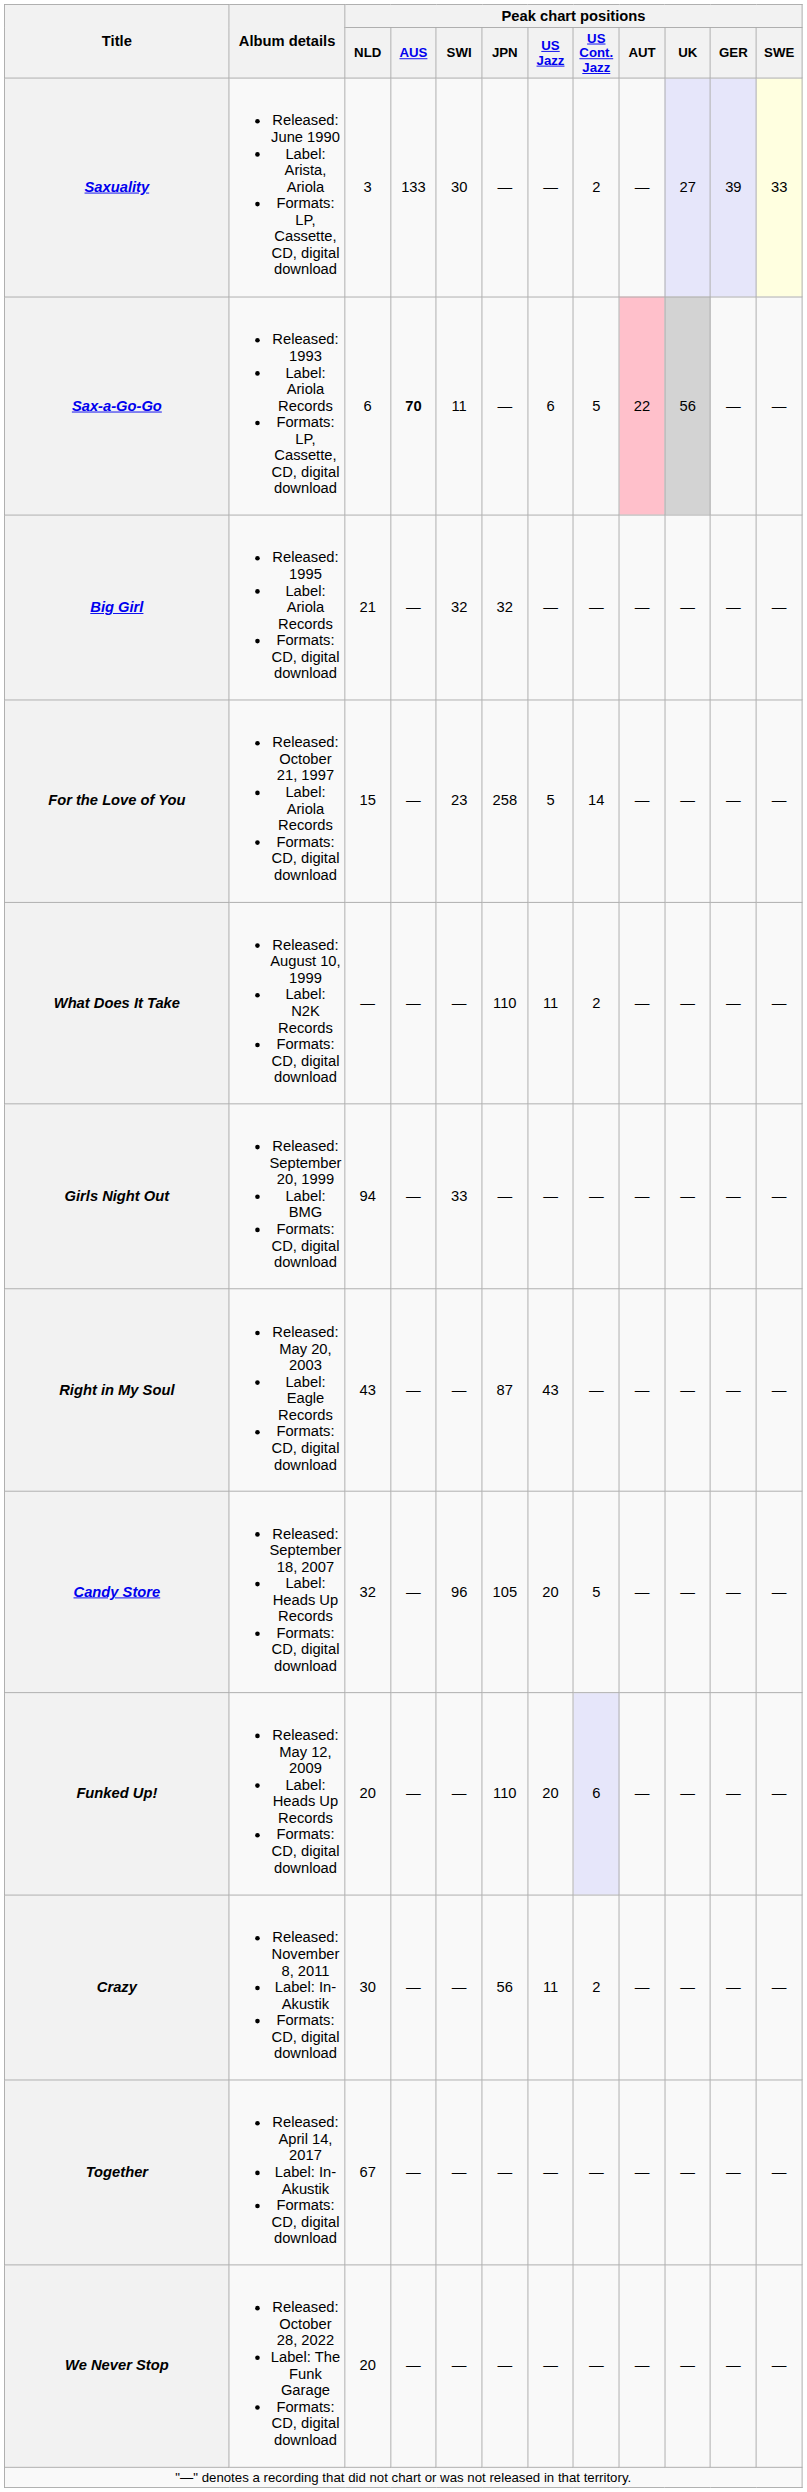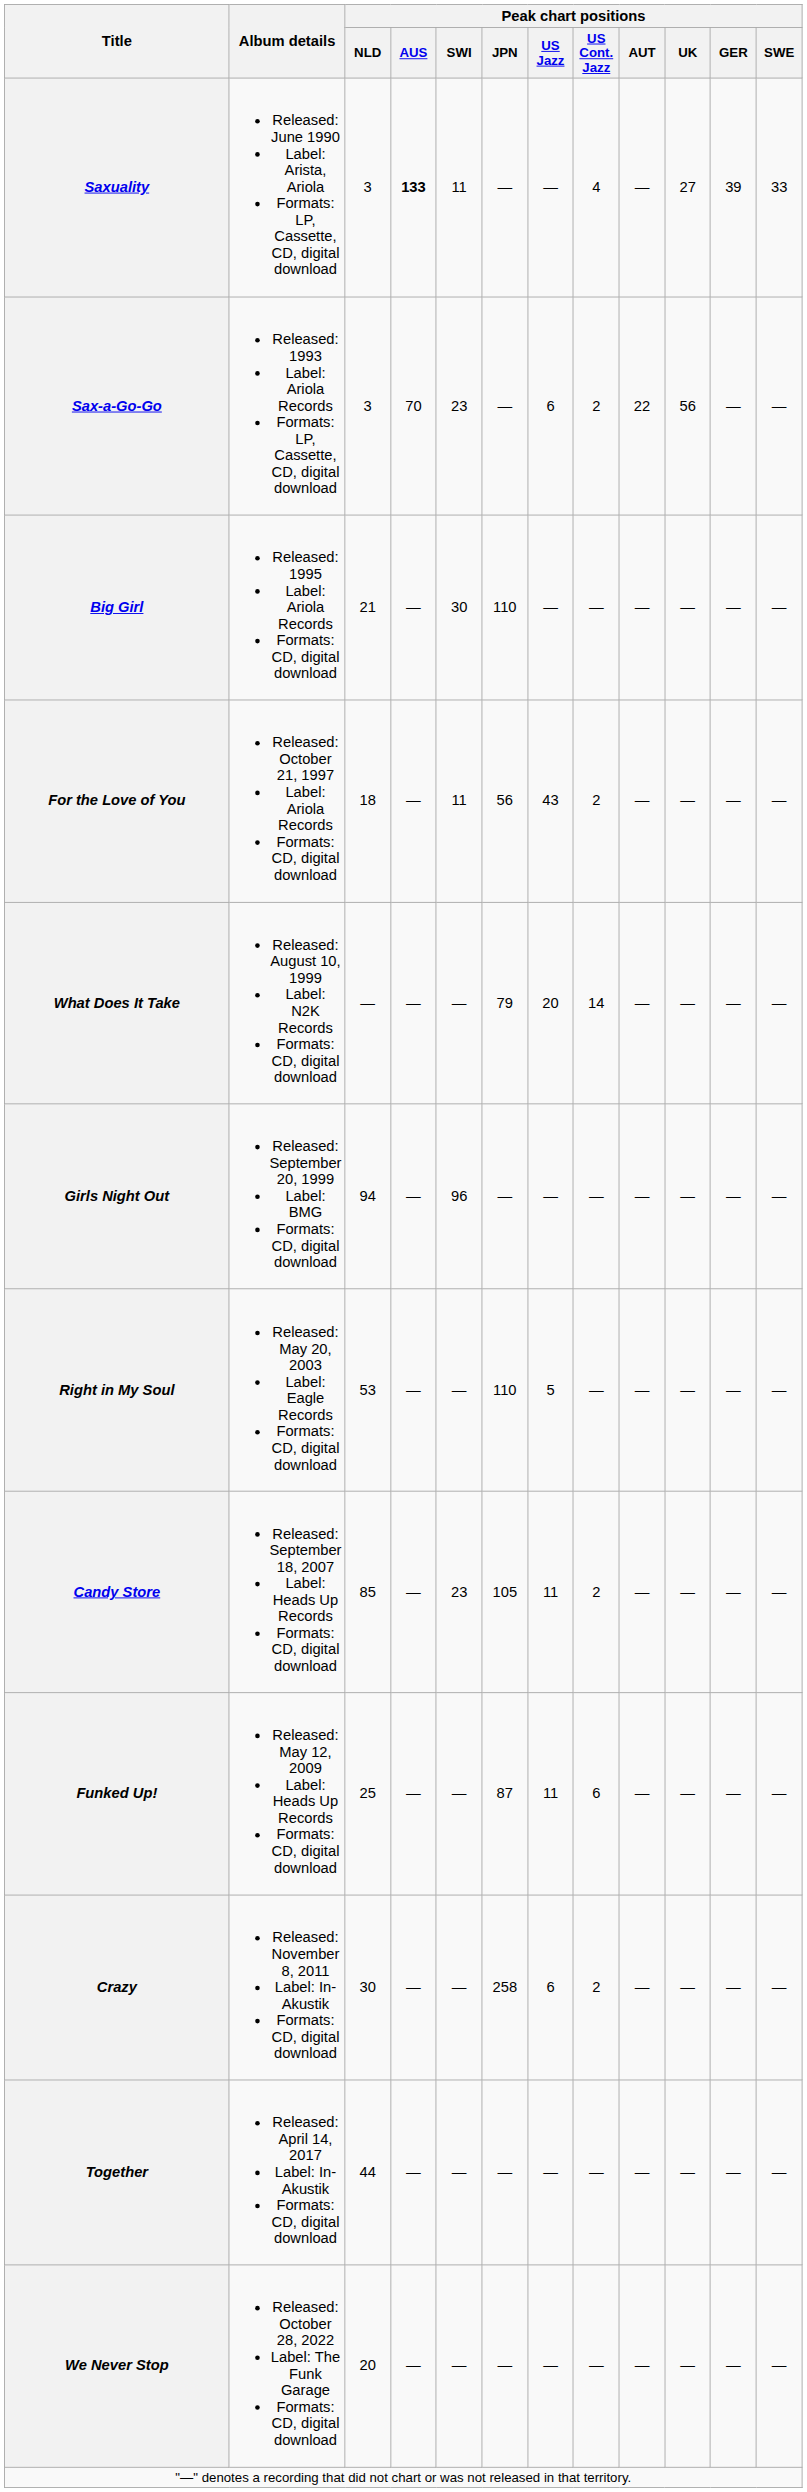(413, 187) normal -> (413, 187) bold
(459, 187) 30 -> (459, 187) 11
(596, 187) 2 -> (596, 187) 4
(688, 187) lavender background -> (688, 187) no background
(733, 187) lavender background -> (733, 187) no background
(779, 187) lightyellow background -> (779, 187) no background
(368, 405) 6 -> (368, 405) 3
(413, 405) bold -> (413, 405) normal
(459, 405) 11 -> (459, 405) 23
(596, 405) 5 -> (596, 405) 2
(642, 405) pink background -> (642, 405) no background
(688, 405) lightgrey background -> (688, 405) no background
(459, 607) 32 -> (459, 607) 30
(505, 607) 32 -> (505, 607) 110
(368, 801) 15 -> (368, 801) 18
(459, 801) 23 -> (459, 801) 11
(505, 801) 258 -> (505, 801) 56
(551, 801) 5 -> (551, 801) 43
(596, 801) 14 -> (596, 801) 2
(505, 1002) 110 -> (505, 1002) 79
(551, 1002) 11 -> (551, 1002) 20
(596, 1002) 2 -> (596, 1002) 14
(459, 1196) 33 -> (459, 1196) 96
(368, 1390) 43 -> (368, 1390) 53
(505, 1390) 87 -> (505, 1390) 110
(551, 1390) 43 -> (551, 1390) 5
(368, 1591) 32 -> (368, 1591) 85
(459, 1591) 96 -> (459, 1591) 23
(551, 1591) 20 -> (551, 1591) 11
(596, 1591) 5 -> (596, 1591) 2
(368, 1793) 20 -> (368, 1793) 25
(505, 1793) 110 -> (505, 1793) 87
(551, 1793) 20 -> (551, 1793) 11
(596, 1793) lavender background -> (596, 1793) no background
(505, 1987) 56 -> (505, 1987) 258
(551, 1987) 11 -> (551, 1987) 6
(368, 2172) 67 -> (368, 2172) 44
